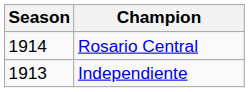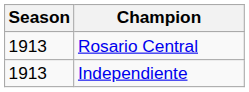(28, 45) 1914 -> (28, 45) 1913
